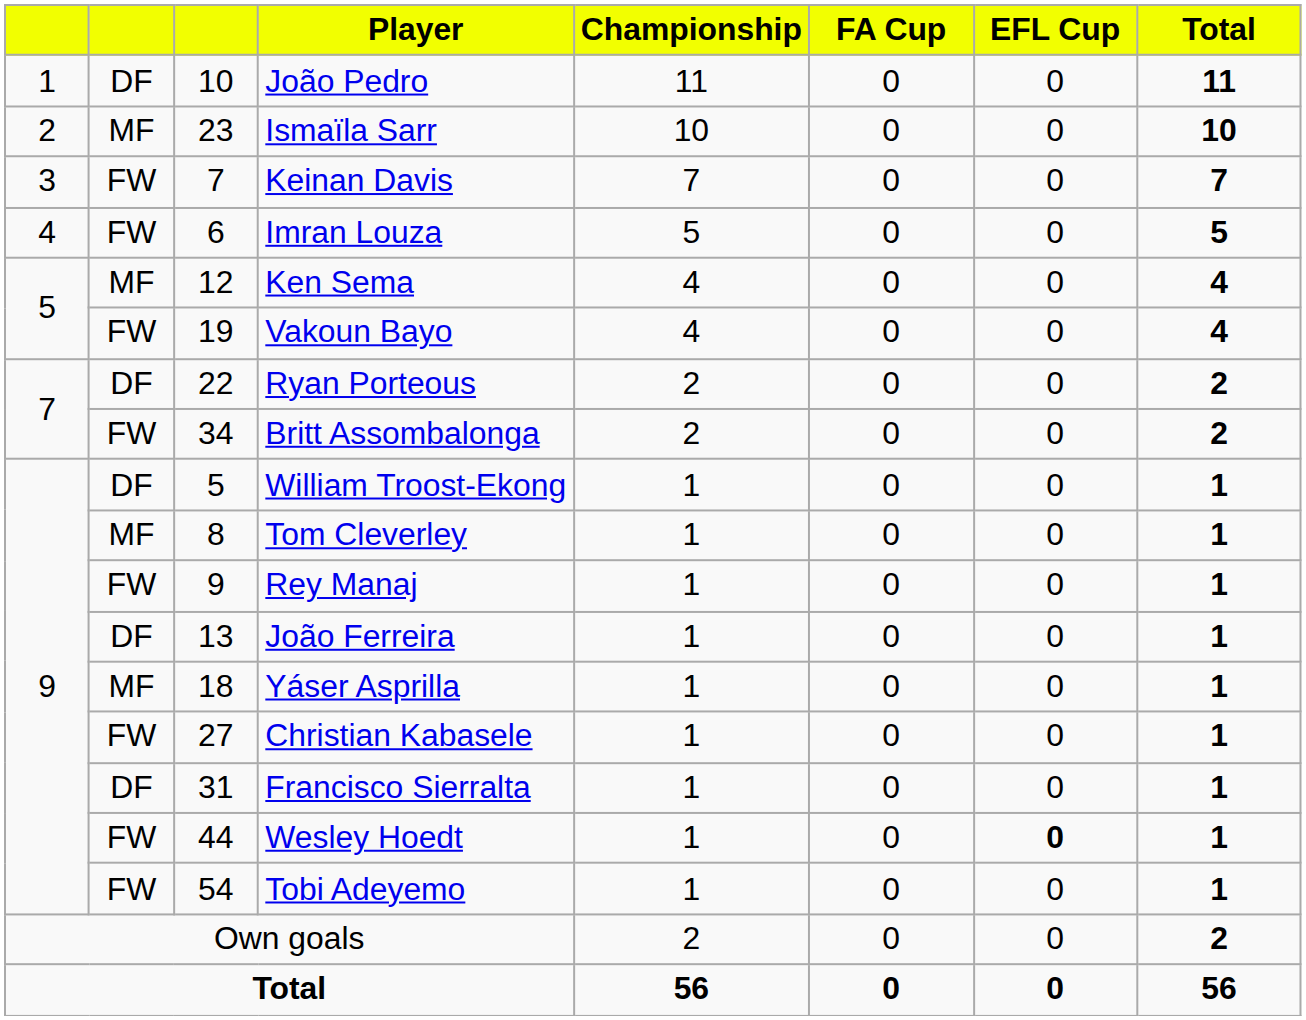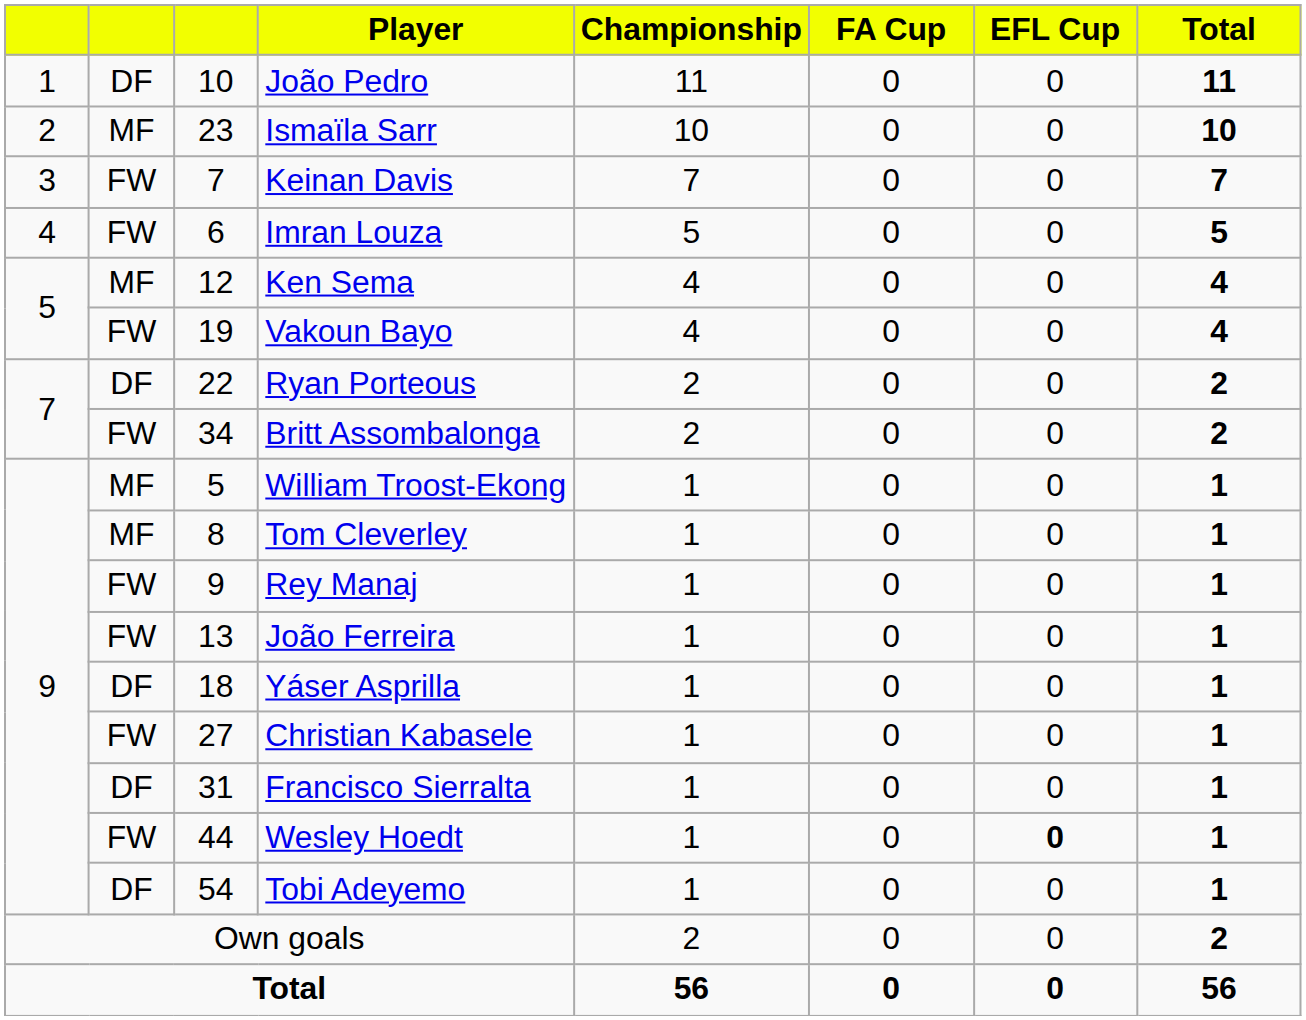(131, 484) DF -> (131, 484) MF
(131, 635) DF -> (131, 635) FW
(131, 686) MF -> (131, 686) DF
(131, 888) FW -> (131, 888) DF
